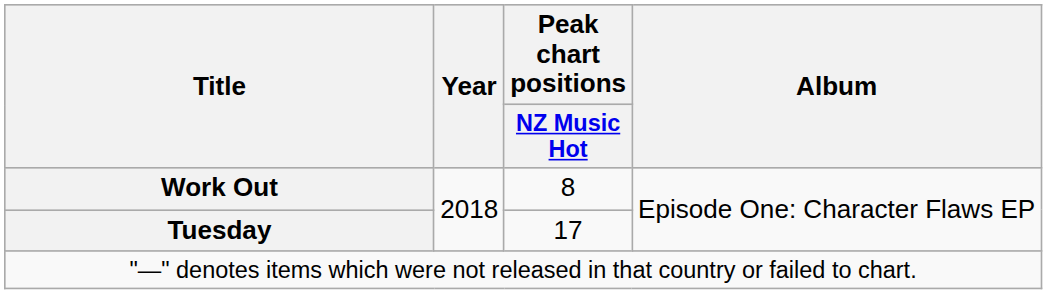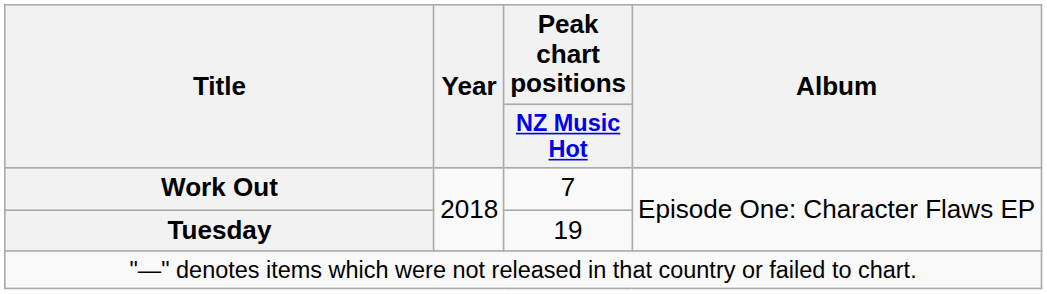(568, 188) 8 -> (568, 188) 7
(568, 229) 17 -> (568, 229) 19
